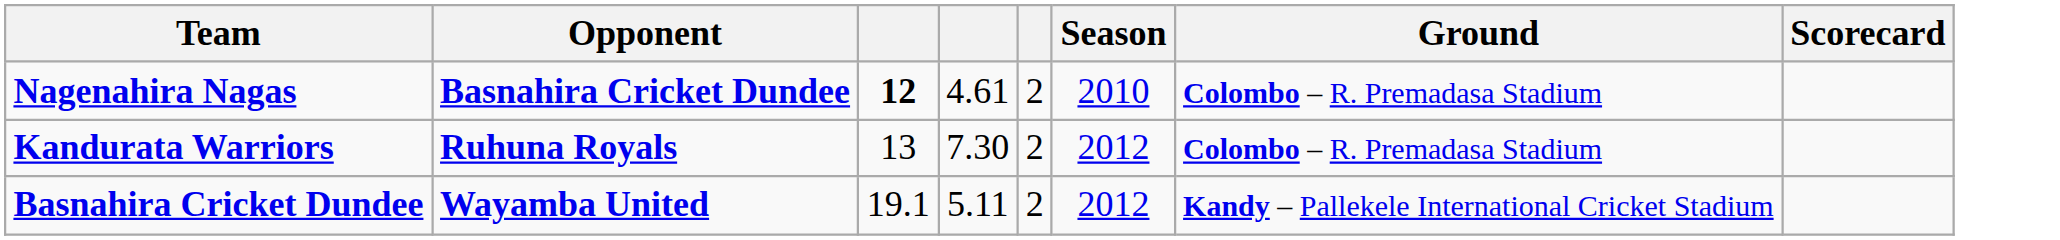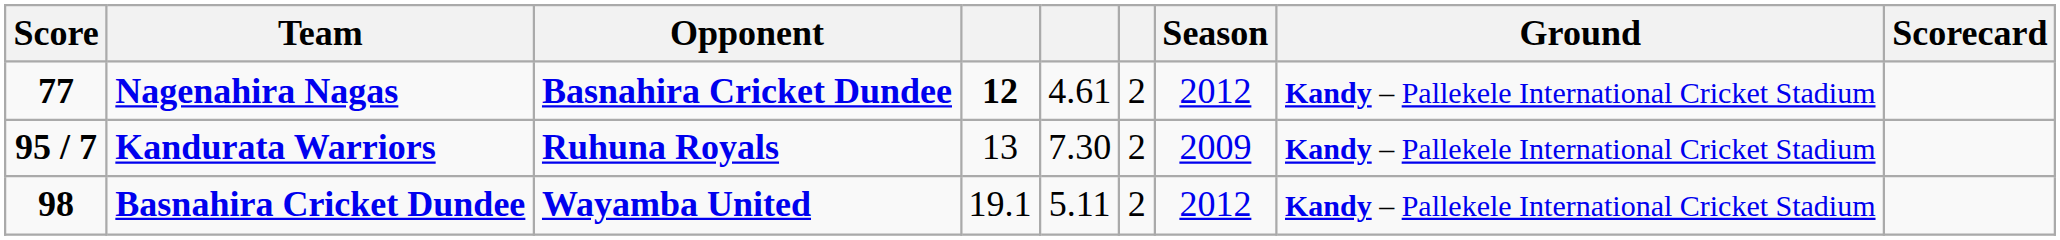+ column: (56, 33)
(1113, 90) 2010 -> (1215, 90) 2012
(1393, 92) Colombo – R. Premadasa Stadium -> (1580, 92) Kandy – Pallekele International Cricket Stadium
(1113, 147) 2012 -> (1215, 147) 2009
(1393, 149) Colombo – R. Premadasa Stadium -> (1580, 149) Kandy – Pallekele International Cricket Stadium
